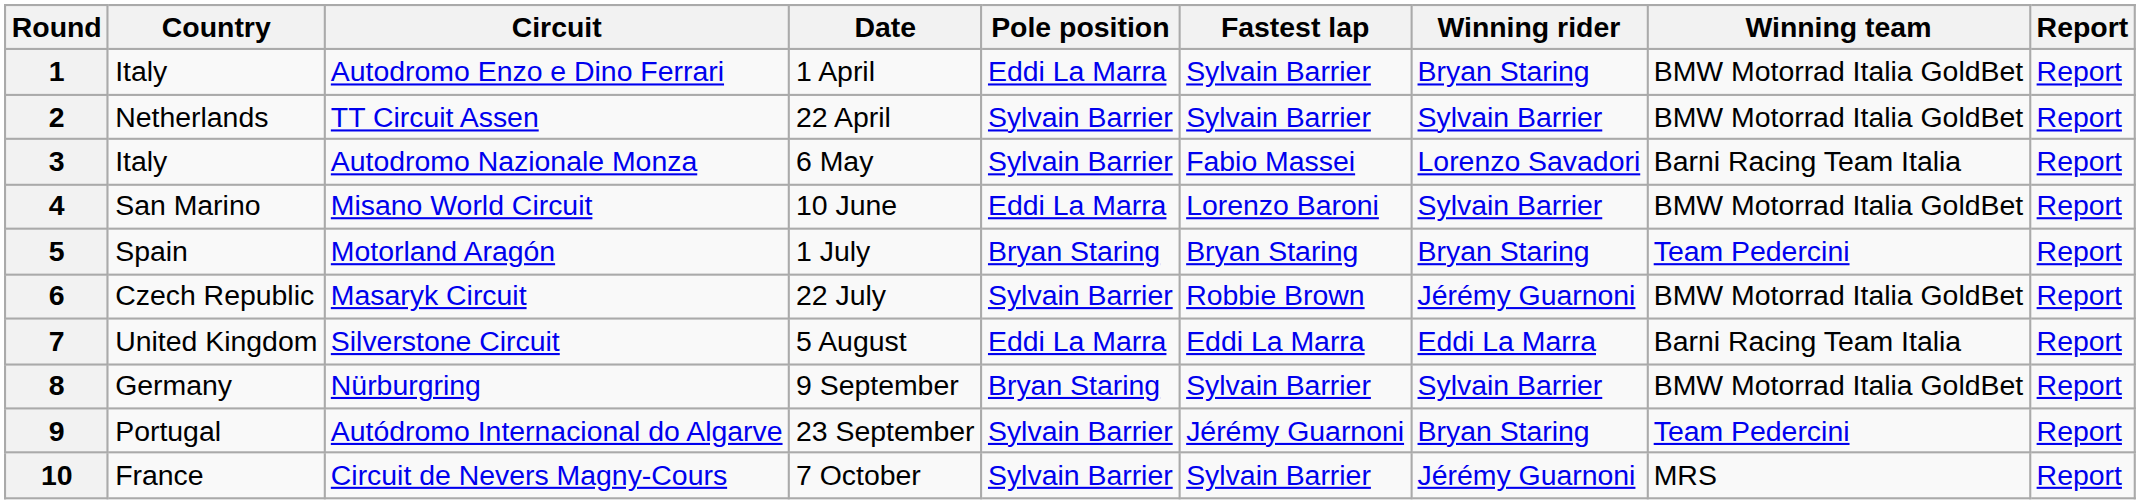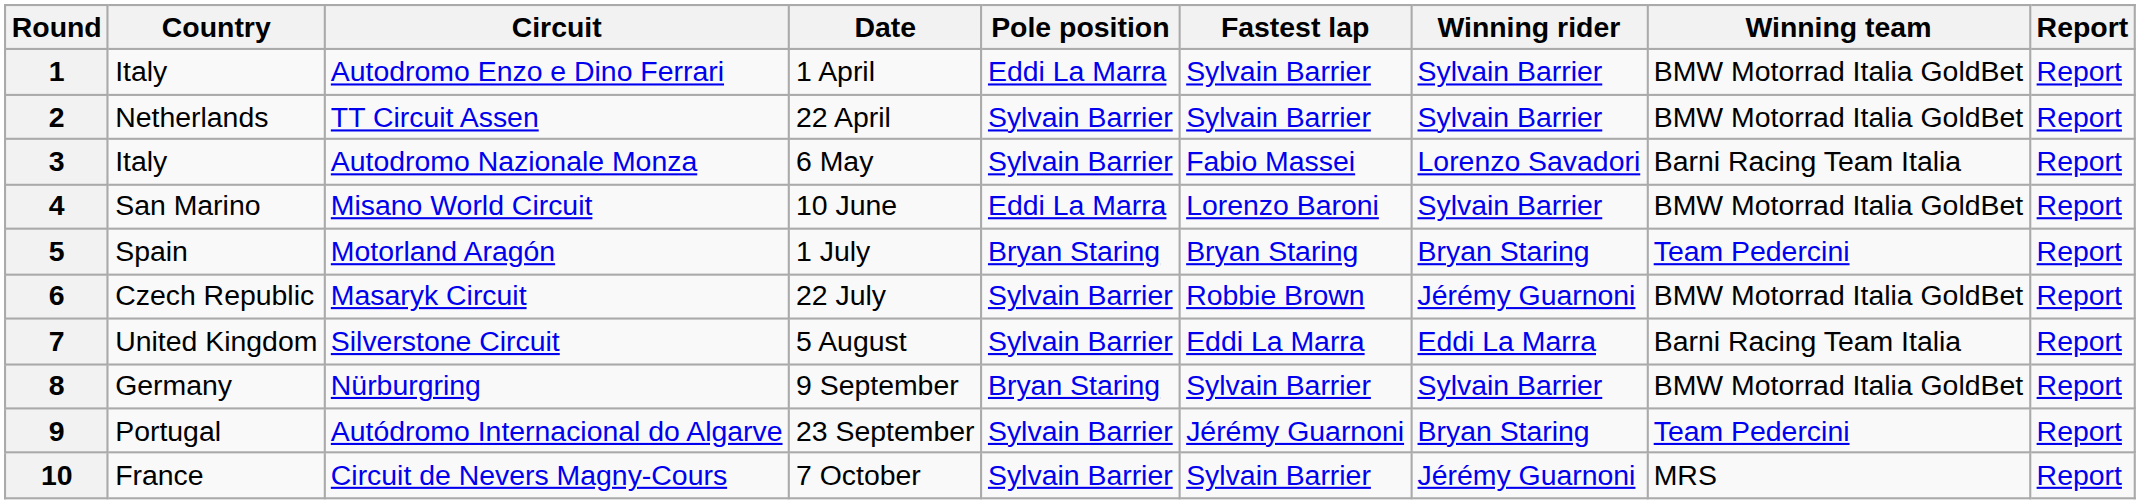(1504, 72) Bryan Staring -> (1510, 72) Sylvain Barrier
(1077, 341) Eddi La Marra -> (1080, 341) Sylvain Barrier
